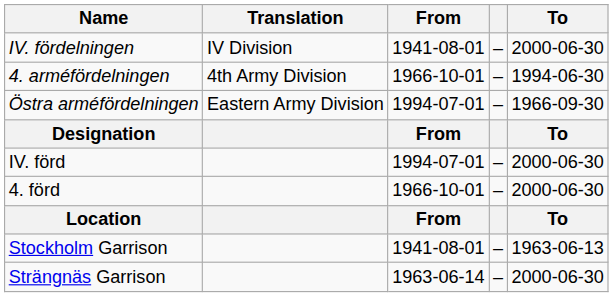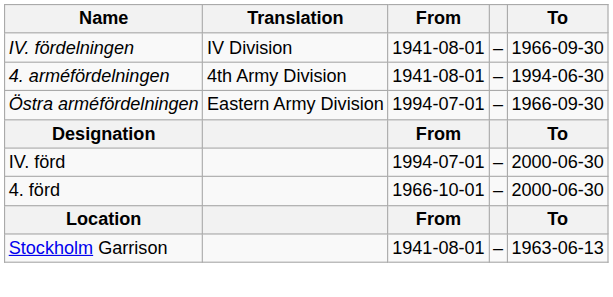(558, 47) 2000-06-30 -> (558, 47) 1966-09-30
(438, 76) 1966-10-01 -> (438, 76) 1941-08-01
- row: (87, 276)
